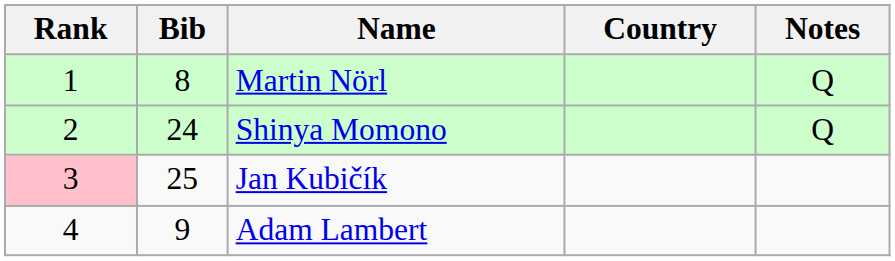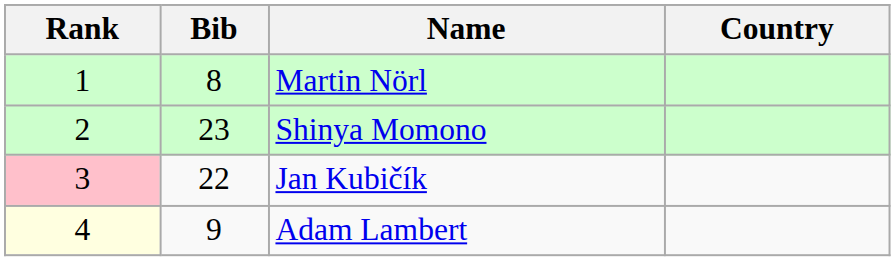- column: (823, 29)
(182, 129) 24 -> (214, 129) 23
(182, 179) 25 -> (214, 179) 22
(71, 229) no background -> (82, 229) lightyellow background
